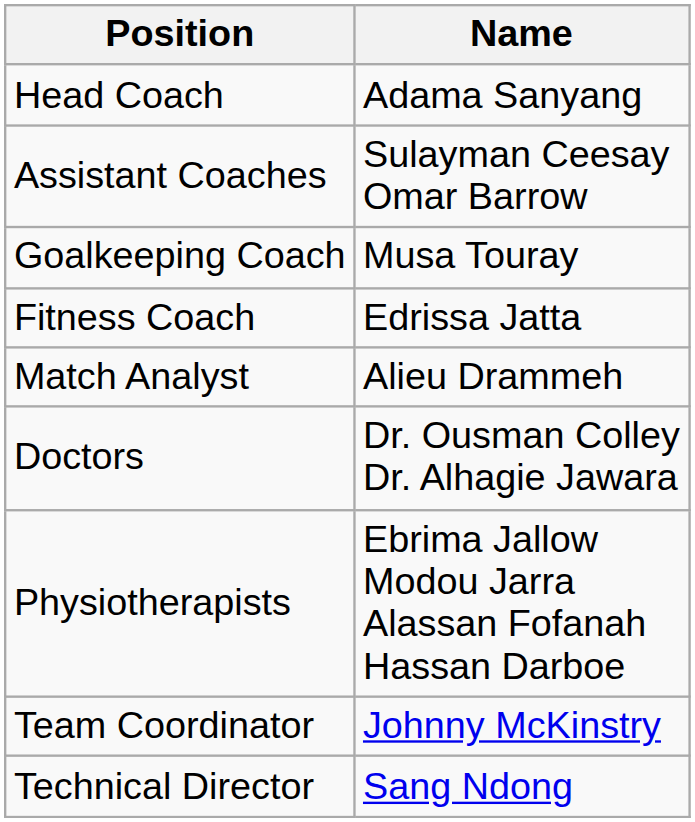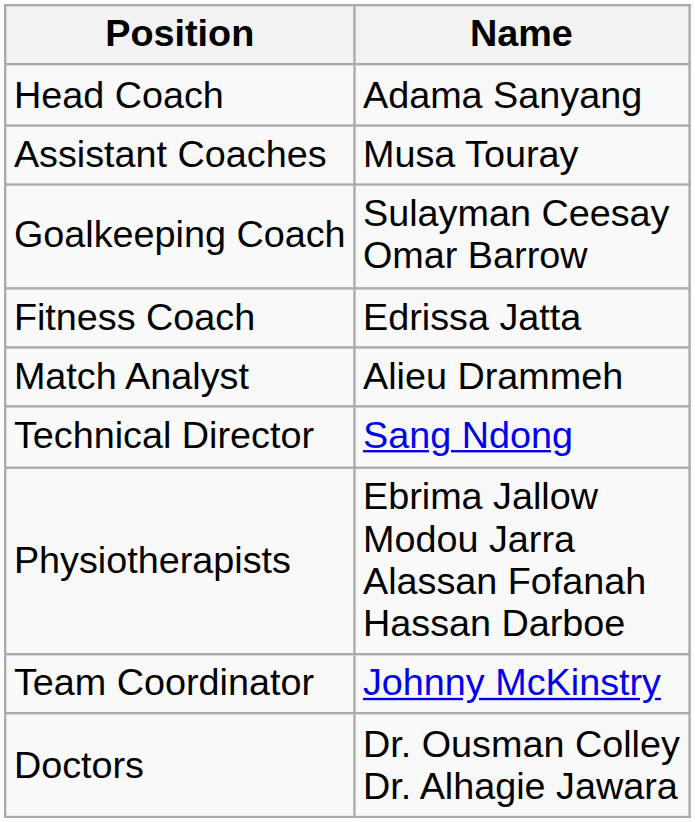(516, 175) Sulayman Ceesay Omar Barrow -> (471, 154) Musa Touray
(471, 256) Musa Touray -> (516, 235) Sulayman Ceesay Omar Barrow
rows swapped: (79, 457) <-> (164, 785)
